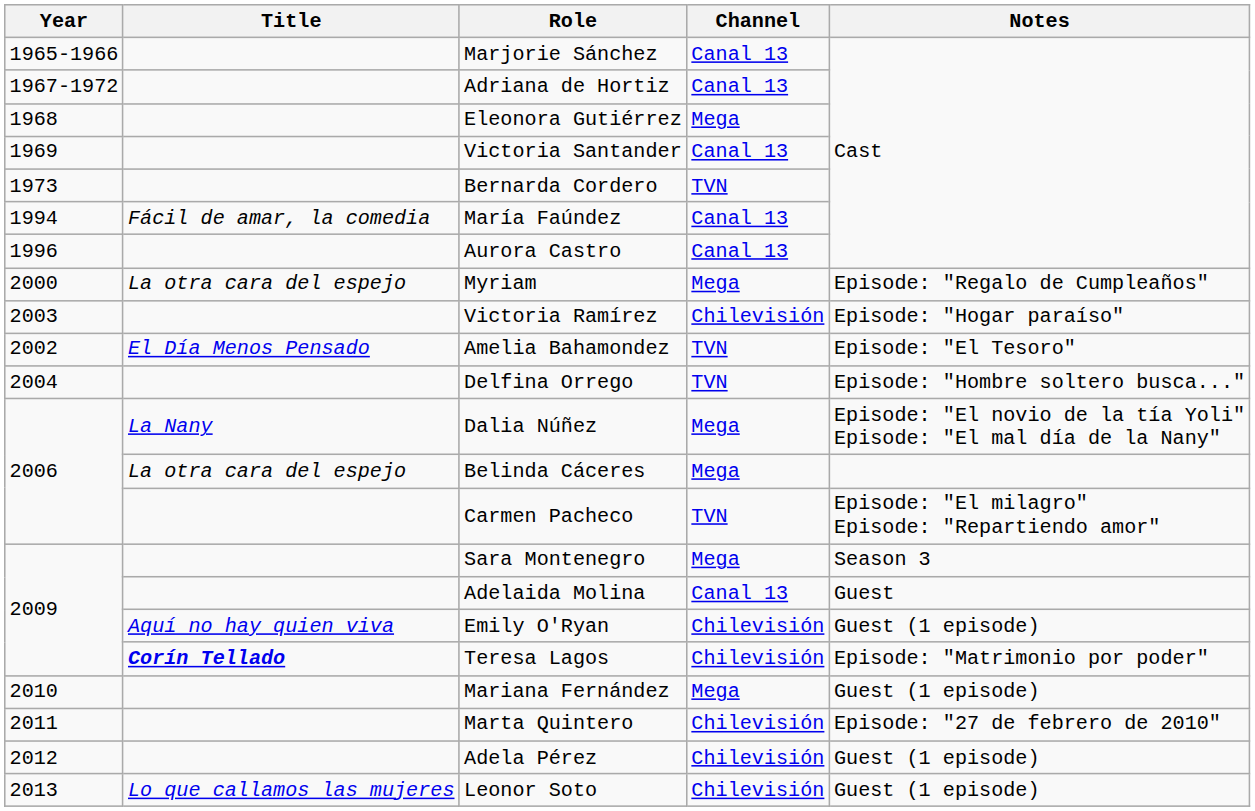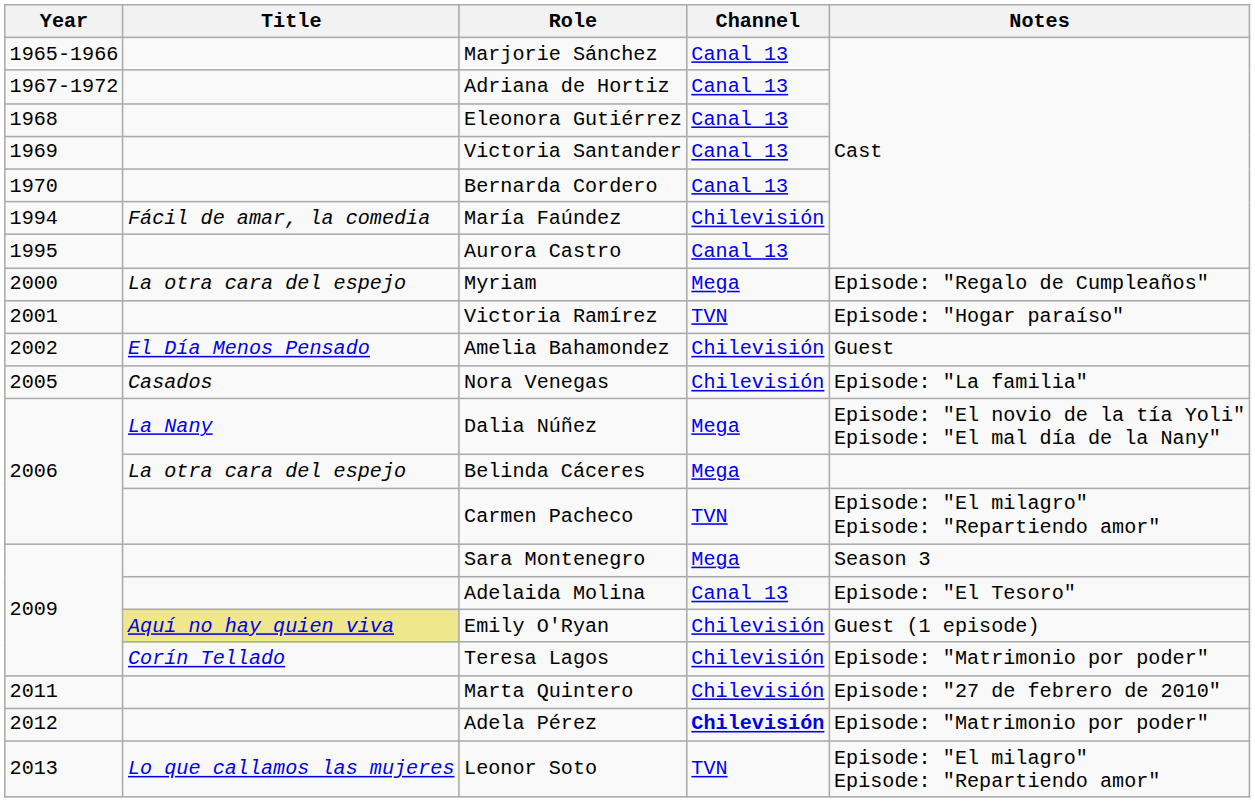(716, 120) Mega -> (740, 120) Canal 13
(34, 185) 1973 -> (34, 185) 1970
(709, 185) TVN -> (740, 185) Canal 13
(740, 218) Canal 13 -> (758, 218) Chilevisión
(34, 251) 1996 -> (34, 251) 1995
(34, 317) 2003 -> (34, 317) 2001
(758, 317) Chilevisión -> (709, 317) TVN
(709, 350) TVN -> (758, 350) Chilevisión
(955, 350) Episode: "El Tesoro" -> (864, 350) Guest
- row: (549, 382)
+ row: (537, 382)
(864, 593) Guest -> (955, 593) Episode: "El Tesoro"
(261, 626) no background -> (261, 626) khaki background
(207, 659) bold -> (207, 659) normal
- row: (567, 692)
(758, 757) normal -> (758, 725) bold
(937, 757) Guest (1 episode) -> (1021, 725) Episode: "Matrimonio por poder"
(758, 790) Chilevisión -> (709, 769) TVN
(937, 790) Guest (1 episode) -> (997, 769) Episode: "El milagro" Episode: "Repartiendo amor"
